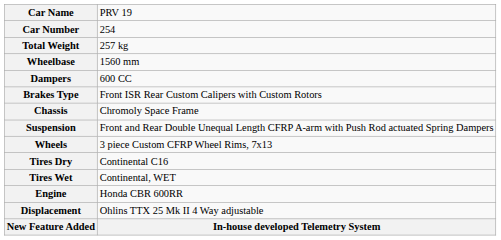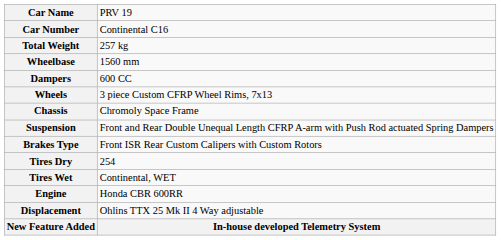(108, 29) 254 -> (134, 29) Continental C16
rows swapped: (51, 95) <-> (51, 144)
(134, 161) Continental C16 -> (108, 161) 254
